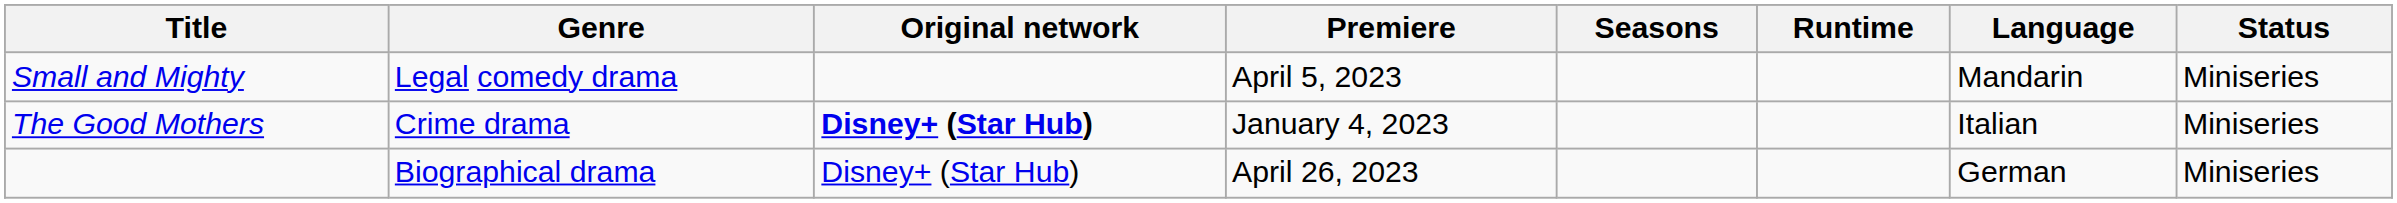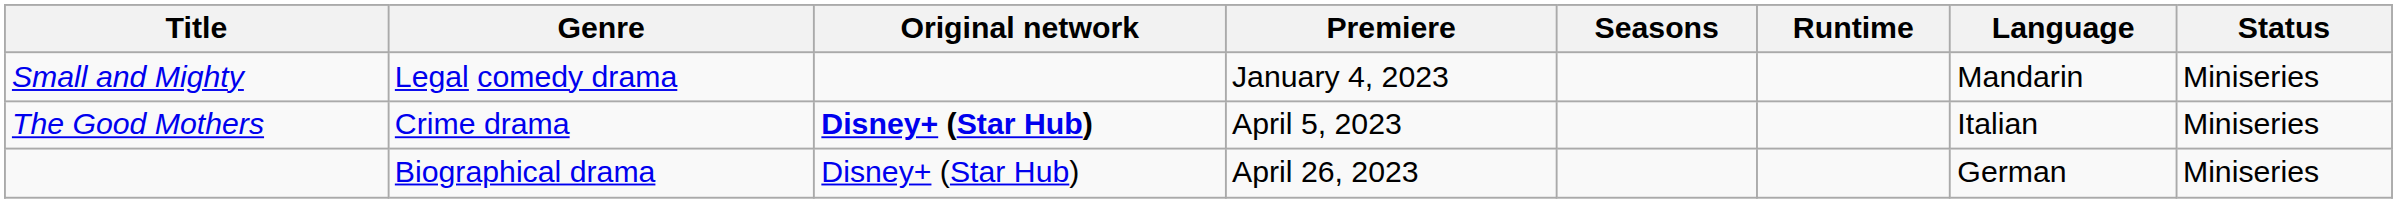(1317, 76) April 5, 2023 -> (1340, 76) January 4, 2023
(1340, 124) January 4, 2023 -> (1317, 124) April 5, 2023
